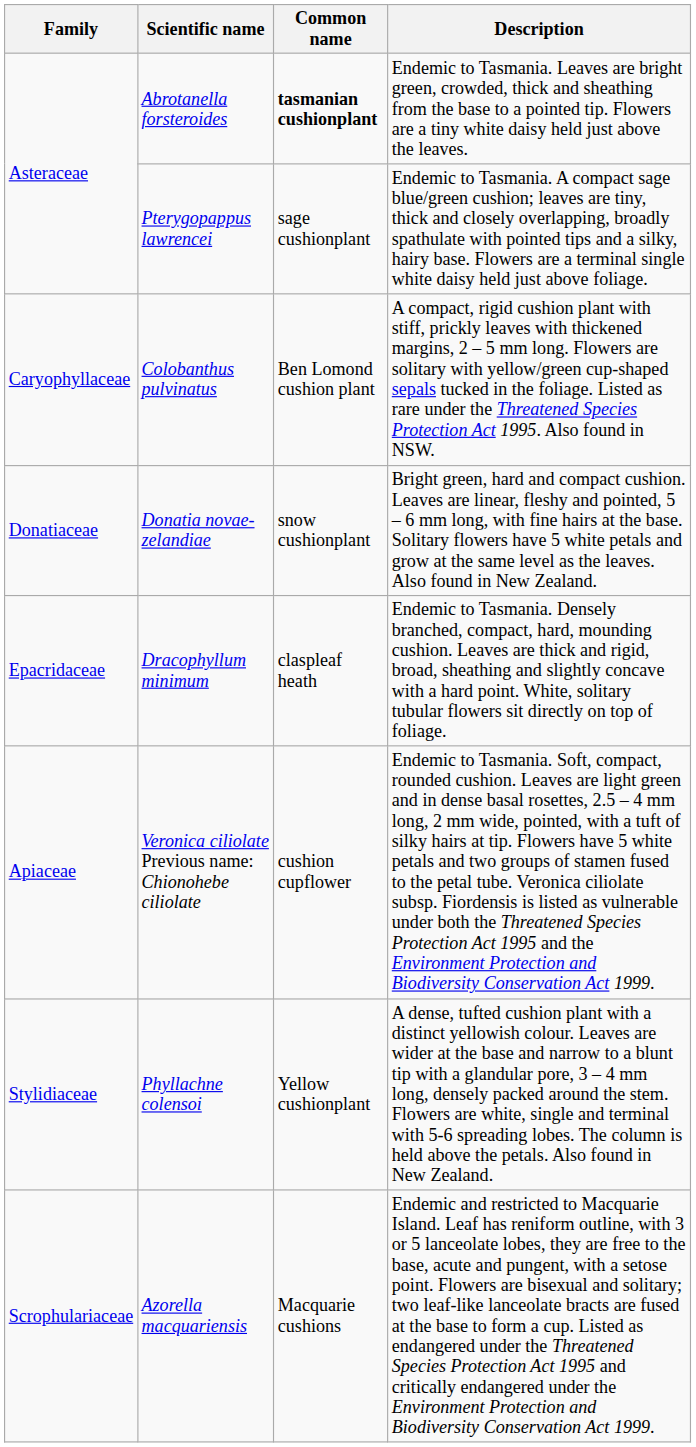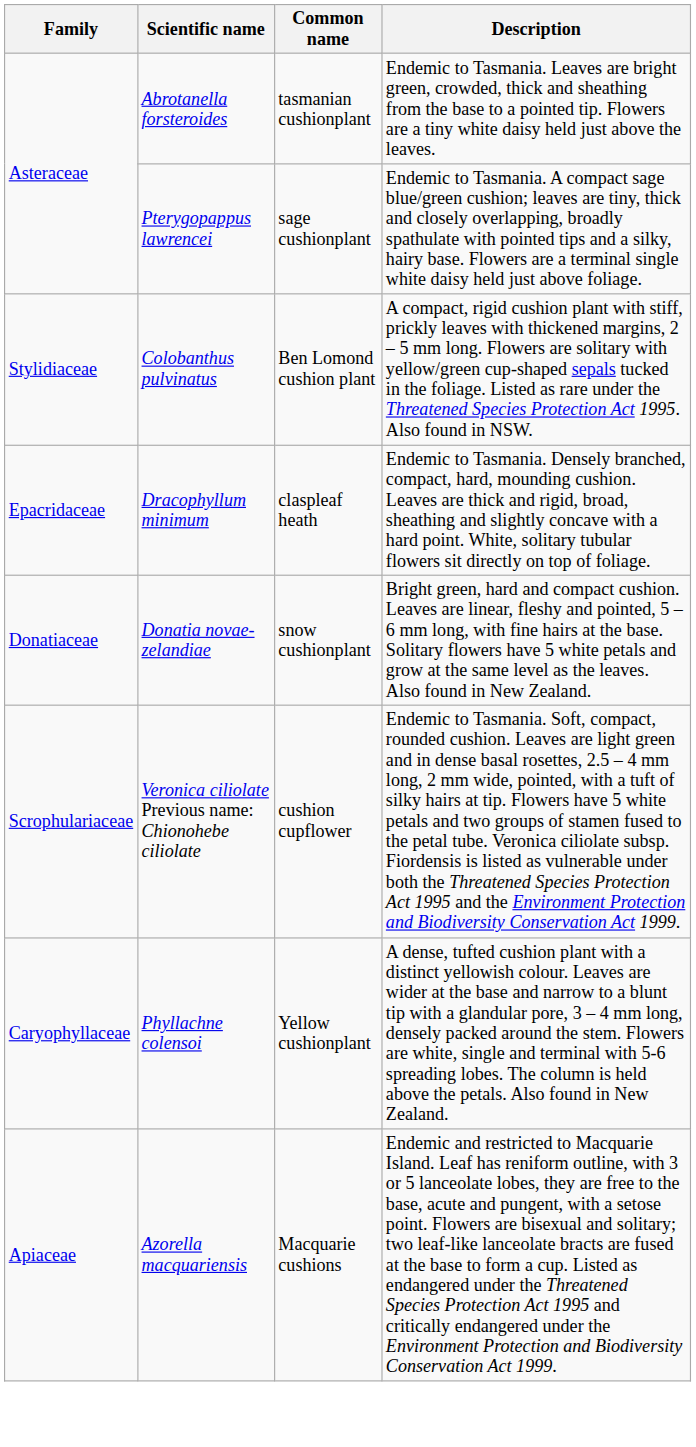(328, 108) bold -> (325, 108) normal
(69, 379) Caryophyllaceae -> (53, 369) Stylidiaceae
rows swapped: (198, 530) <-> (194, 670)
(42, 872) Apiaceae -> (71, 821) Scrophulariaceae
(53, 1094) Stylidiaceae -> (69, 1033) Caryophyllaceae
(71, 1316) Scrophulariaceae -> (42, 1255) Apiaceae
